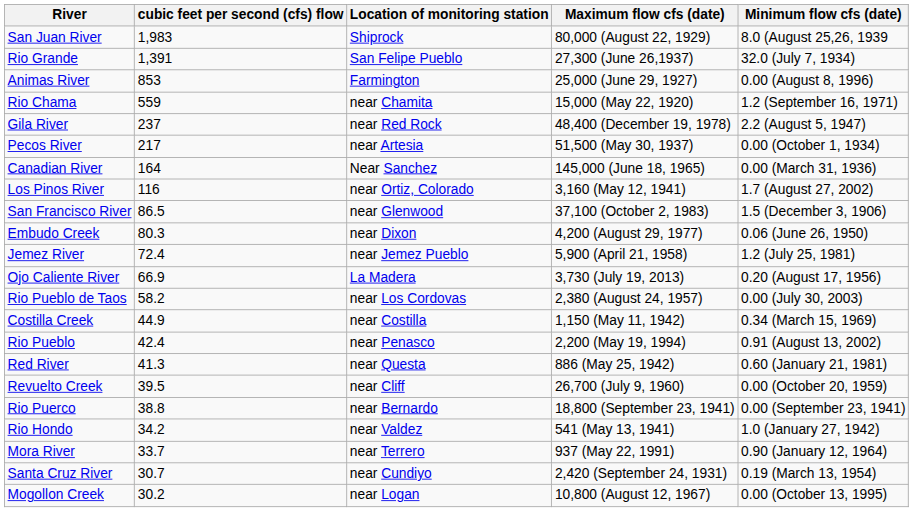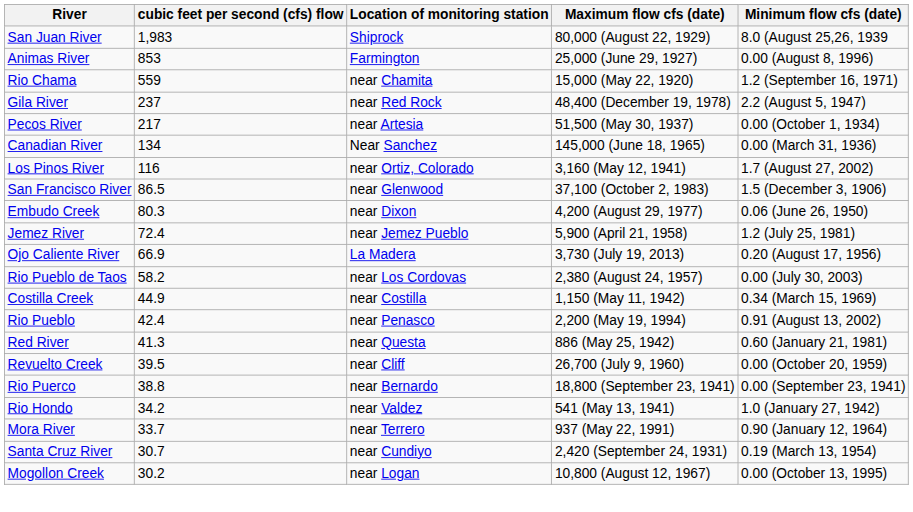- row: (43, 59)
(149, 168) 164 -> (149, 146) 134
